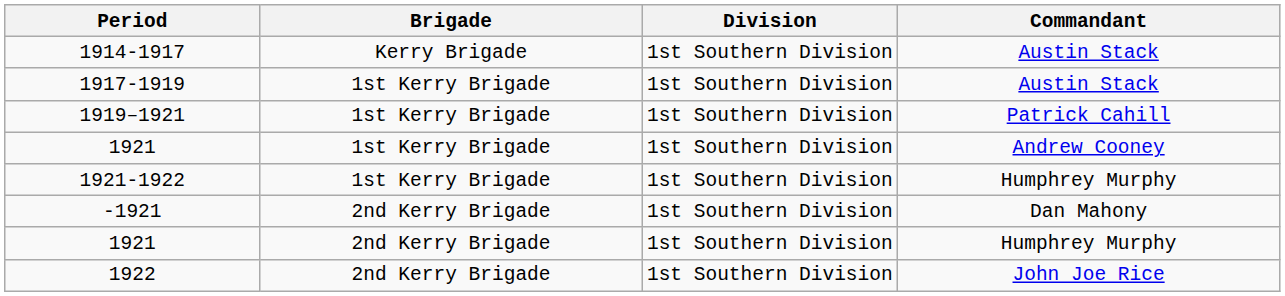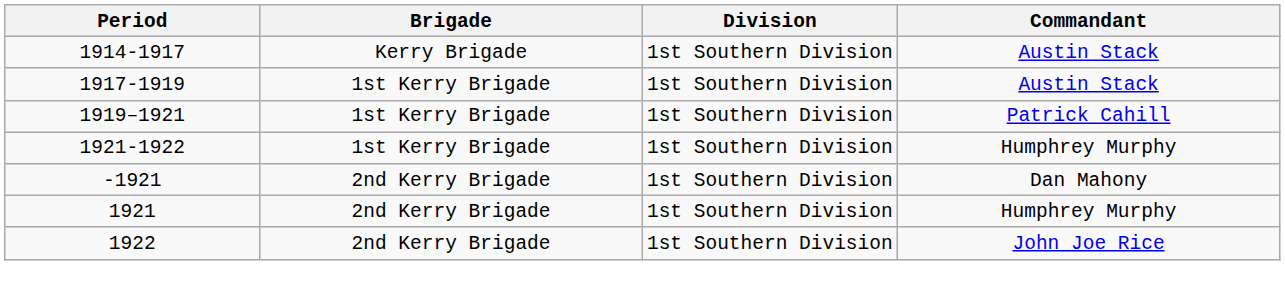- row: (132, 148)
